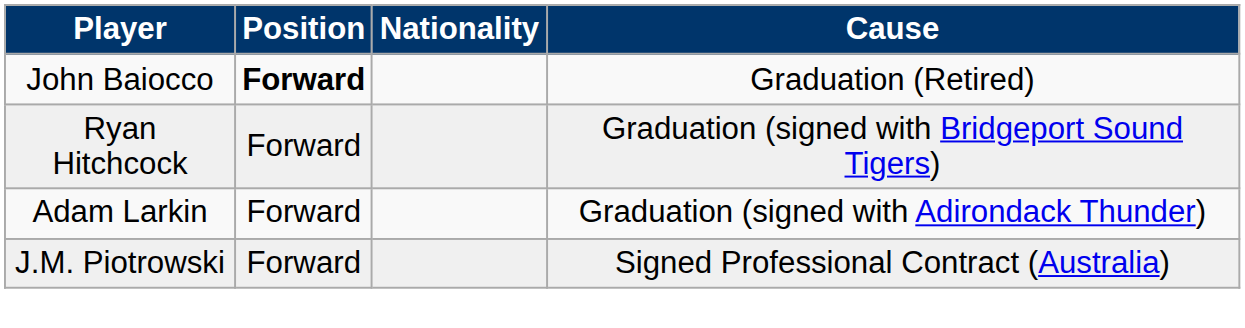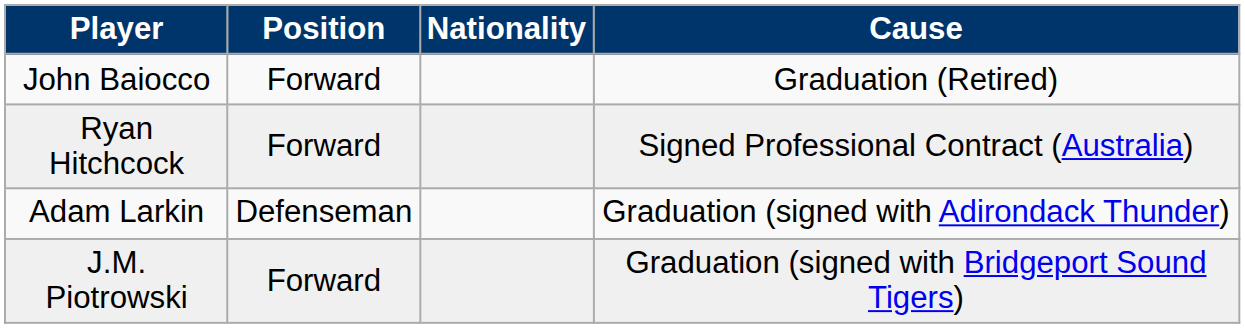(304, 78) bold -> (324, 78) normal
(892, 145) Graduation (signed with Bridgeport Sound Tigers) -> (916, 145) Signed Professional Contract (Australia)
(304, 212) Forward -> (324, 212) Defenseman
(892, 262) Signed Professional Contract (Australia) -> (916, 279) Graduation (signed with Bridgeport Sound Tigers)
